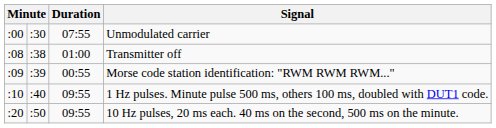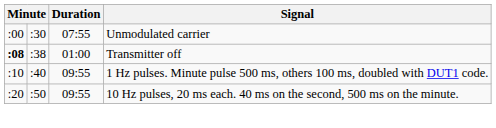(16, 53) normal -> (16, 53) bold
- row: (250, 73)
